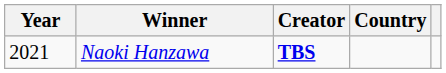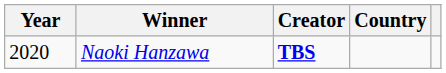(29, 52) 2021 -> (29, 52) 2020
